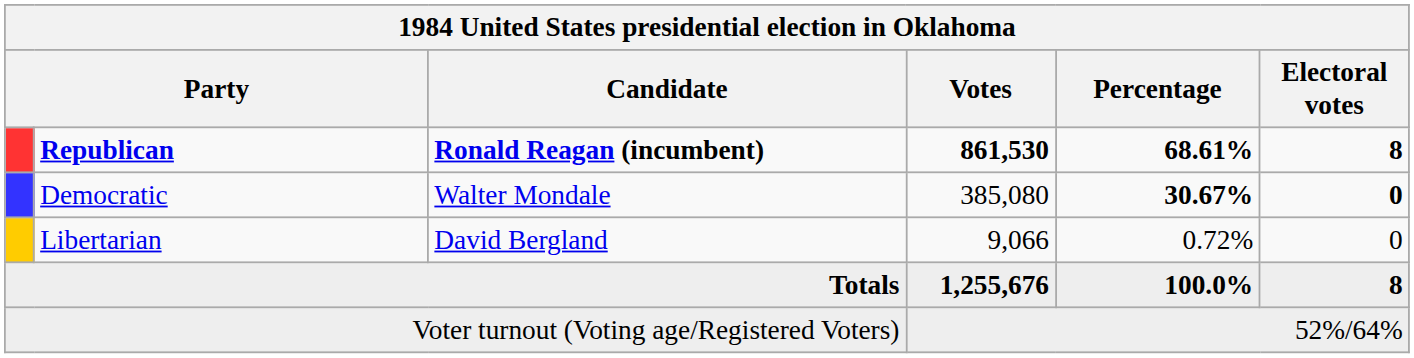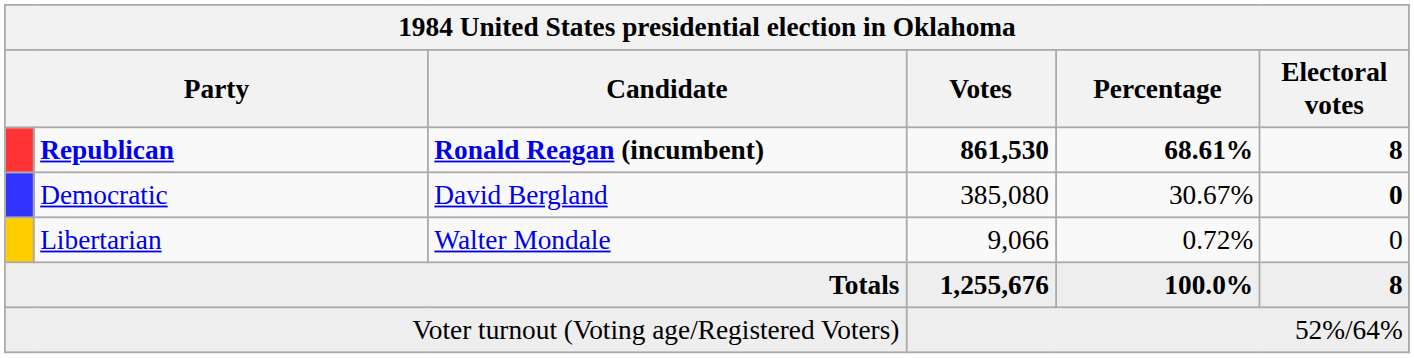(522, 194) Walter Mondale -> (521, 194) David Bergland
(1209, 194) bold -> (1211, 194) normal
(521, 240) David Bergland -> (522, 240) Walter Mondale
